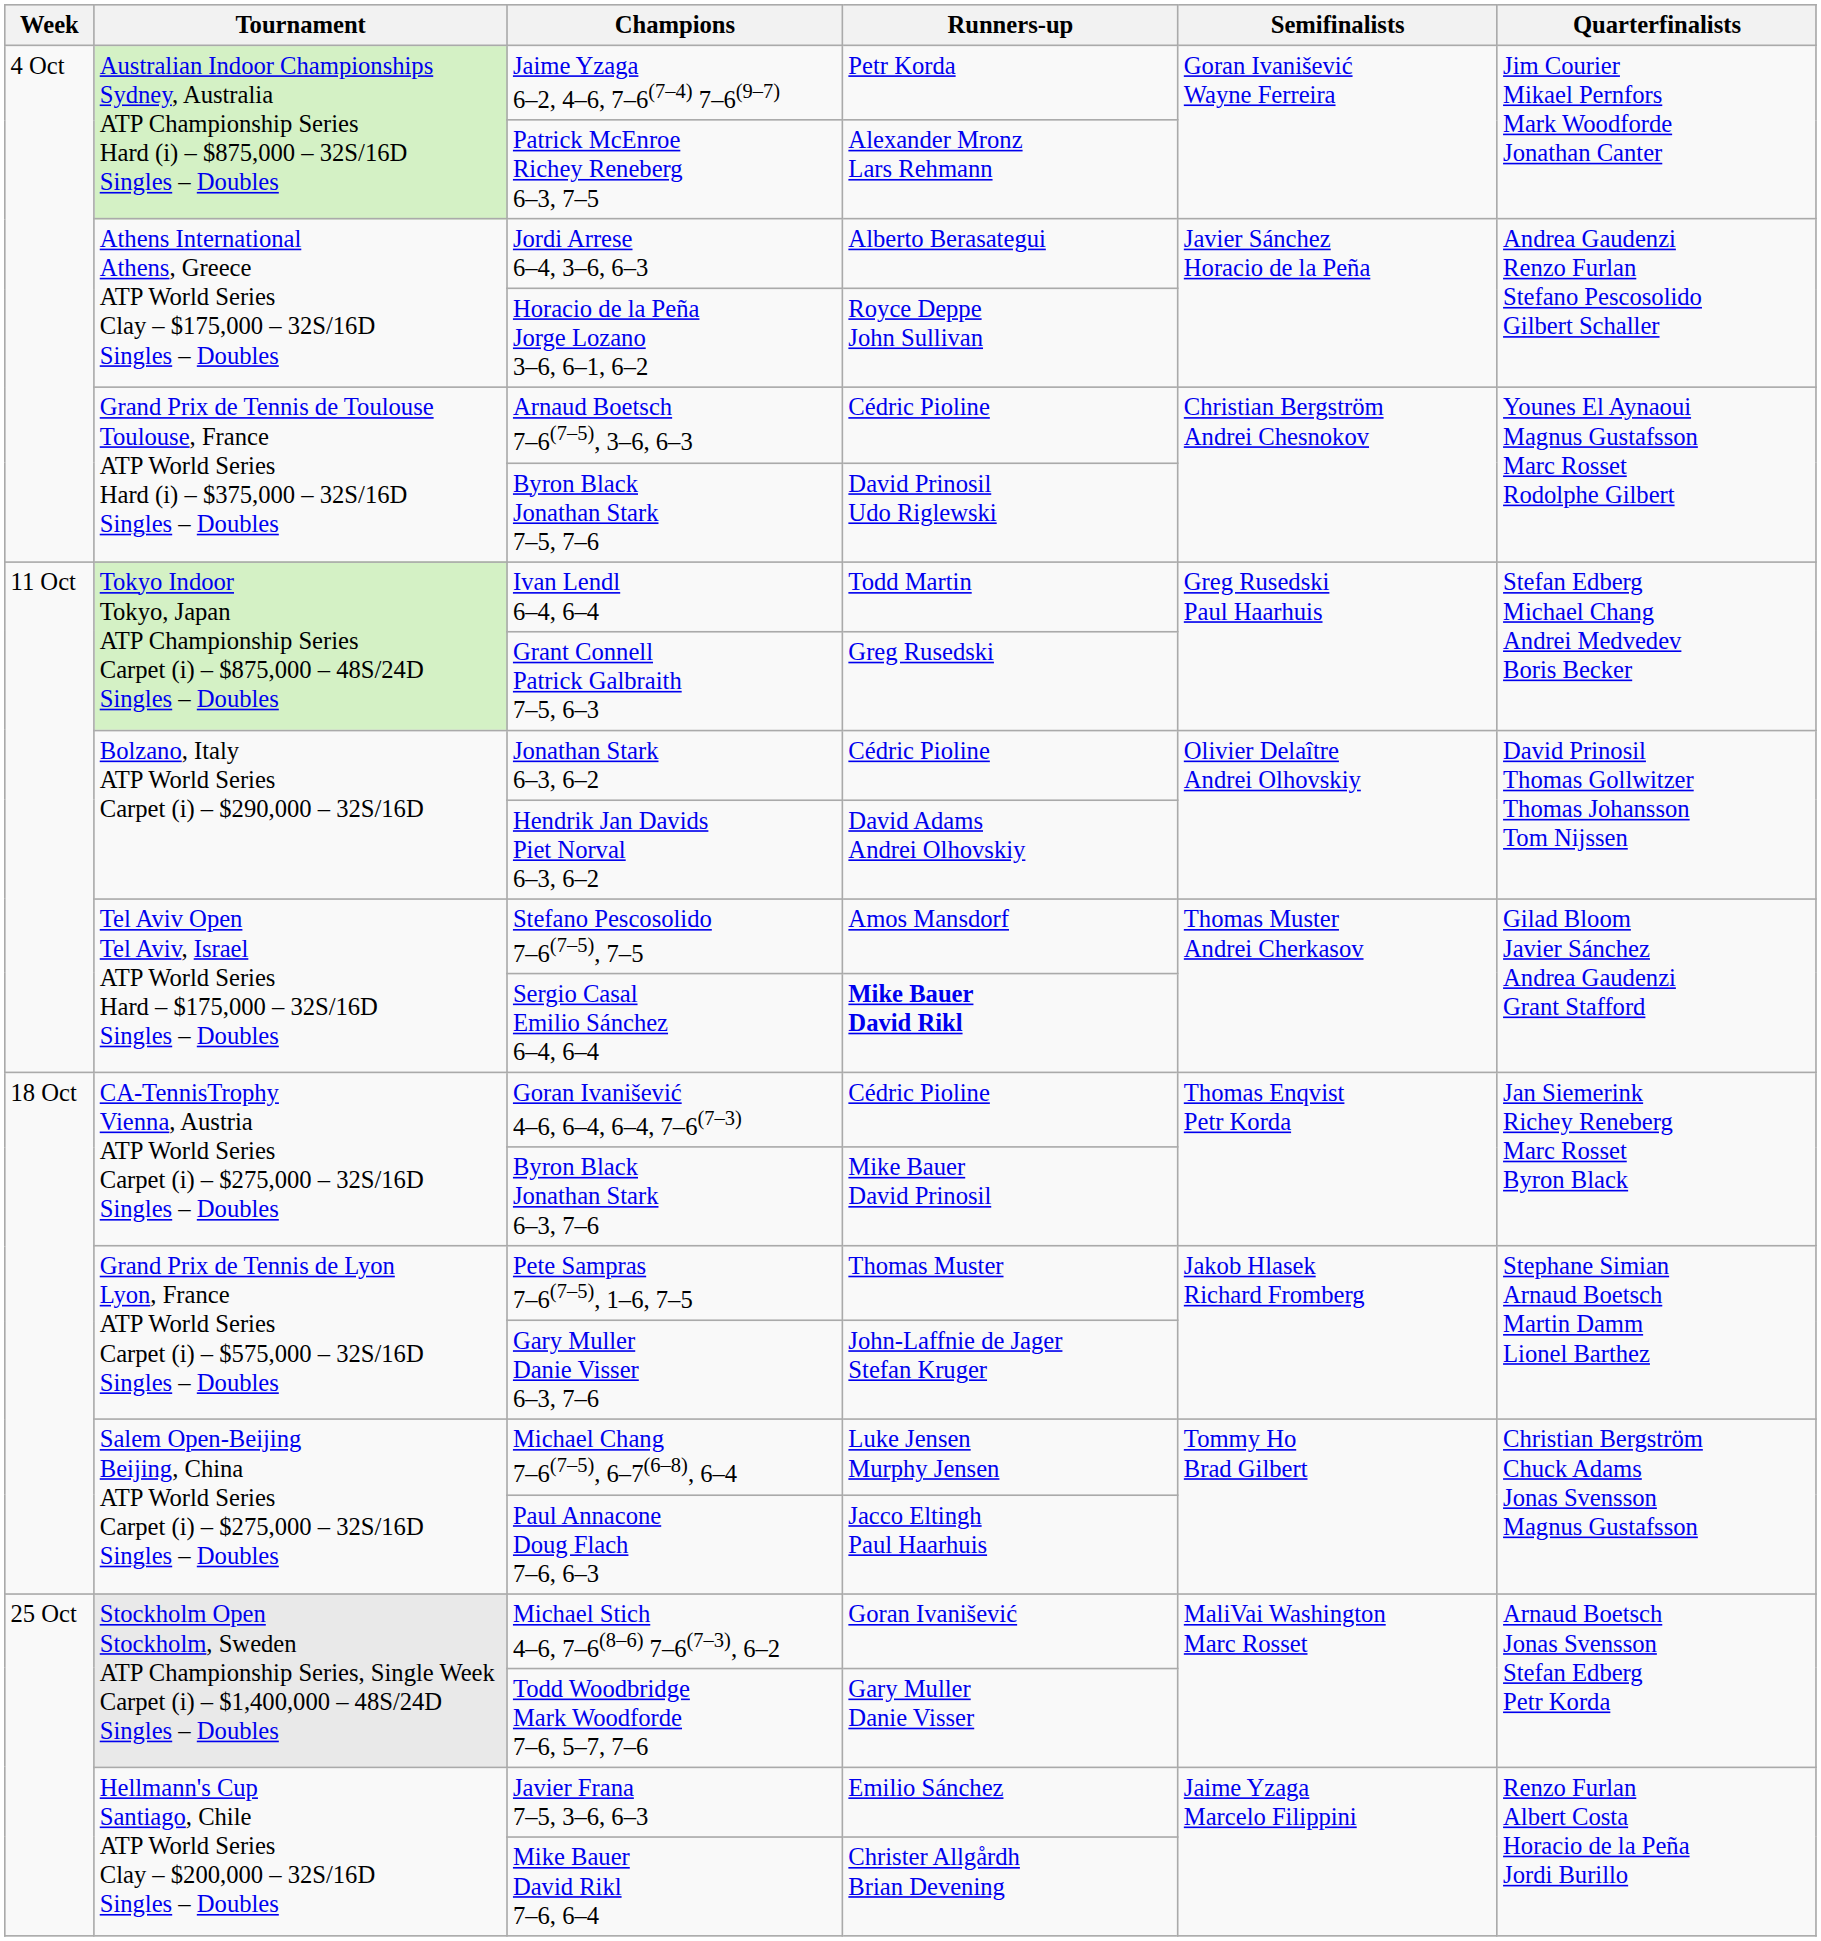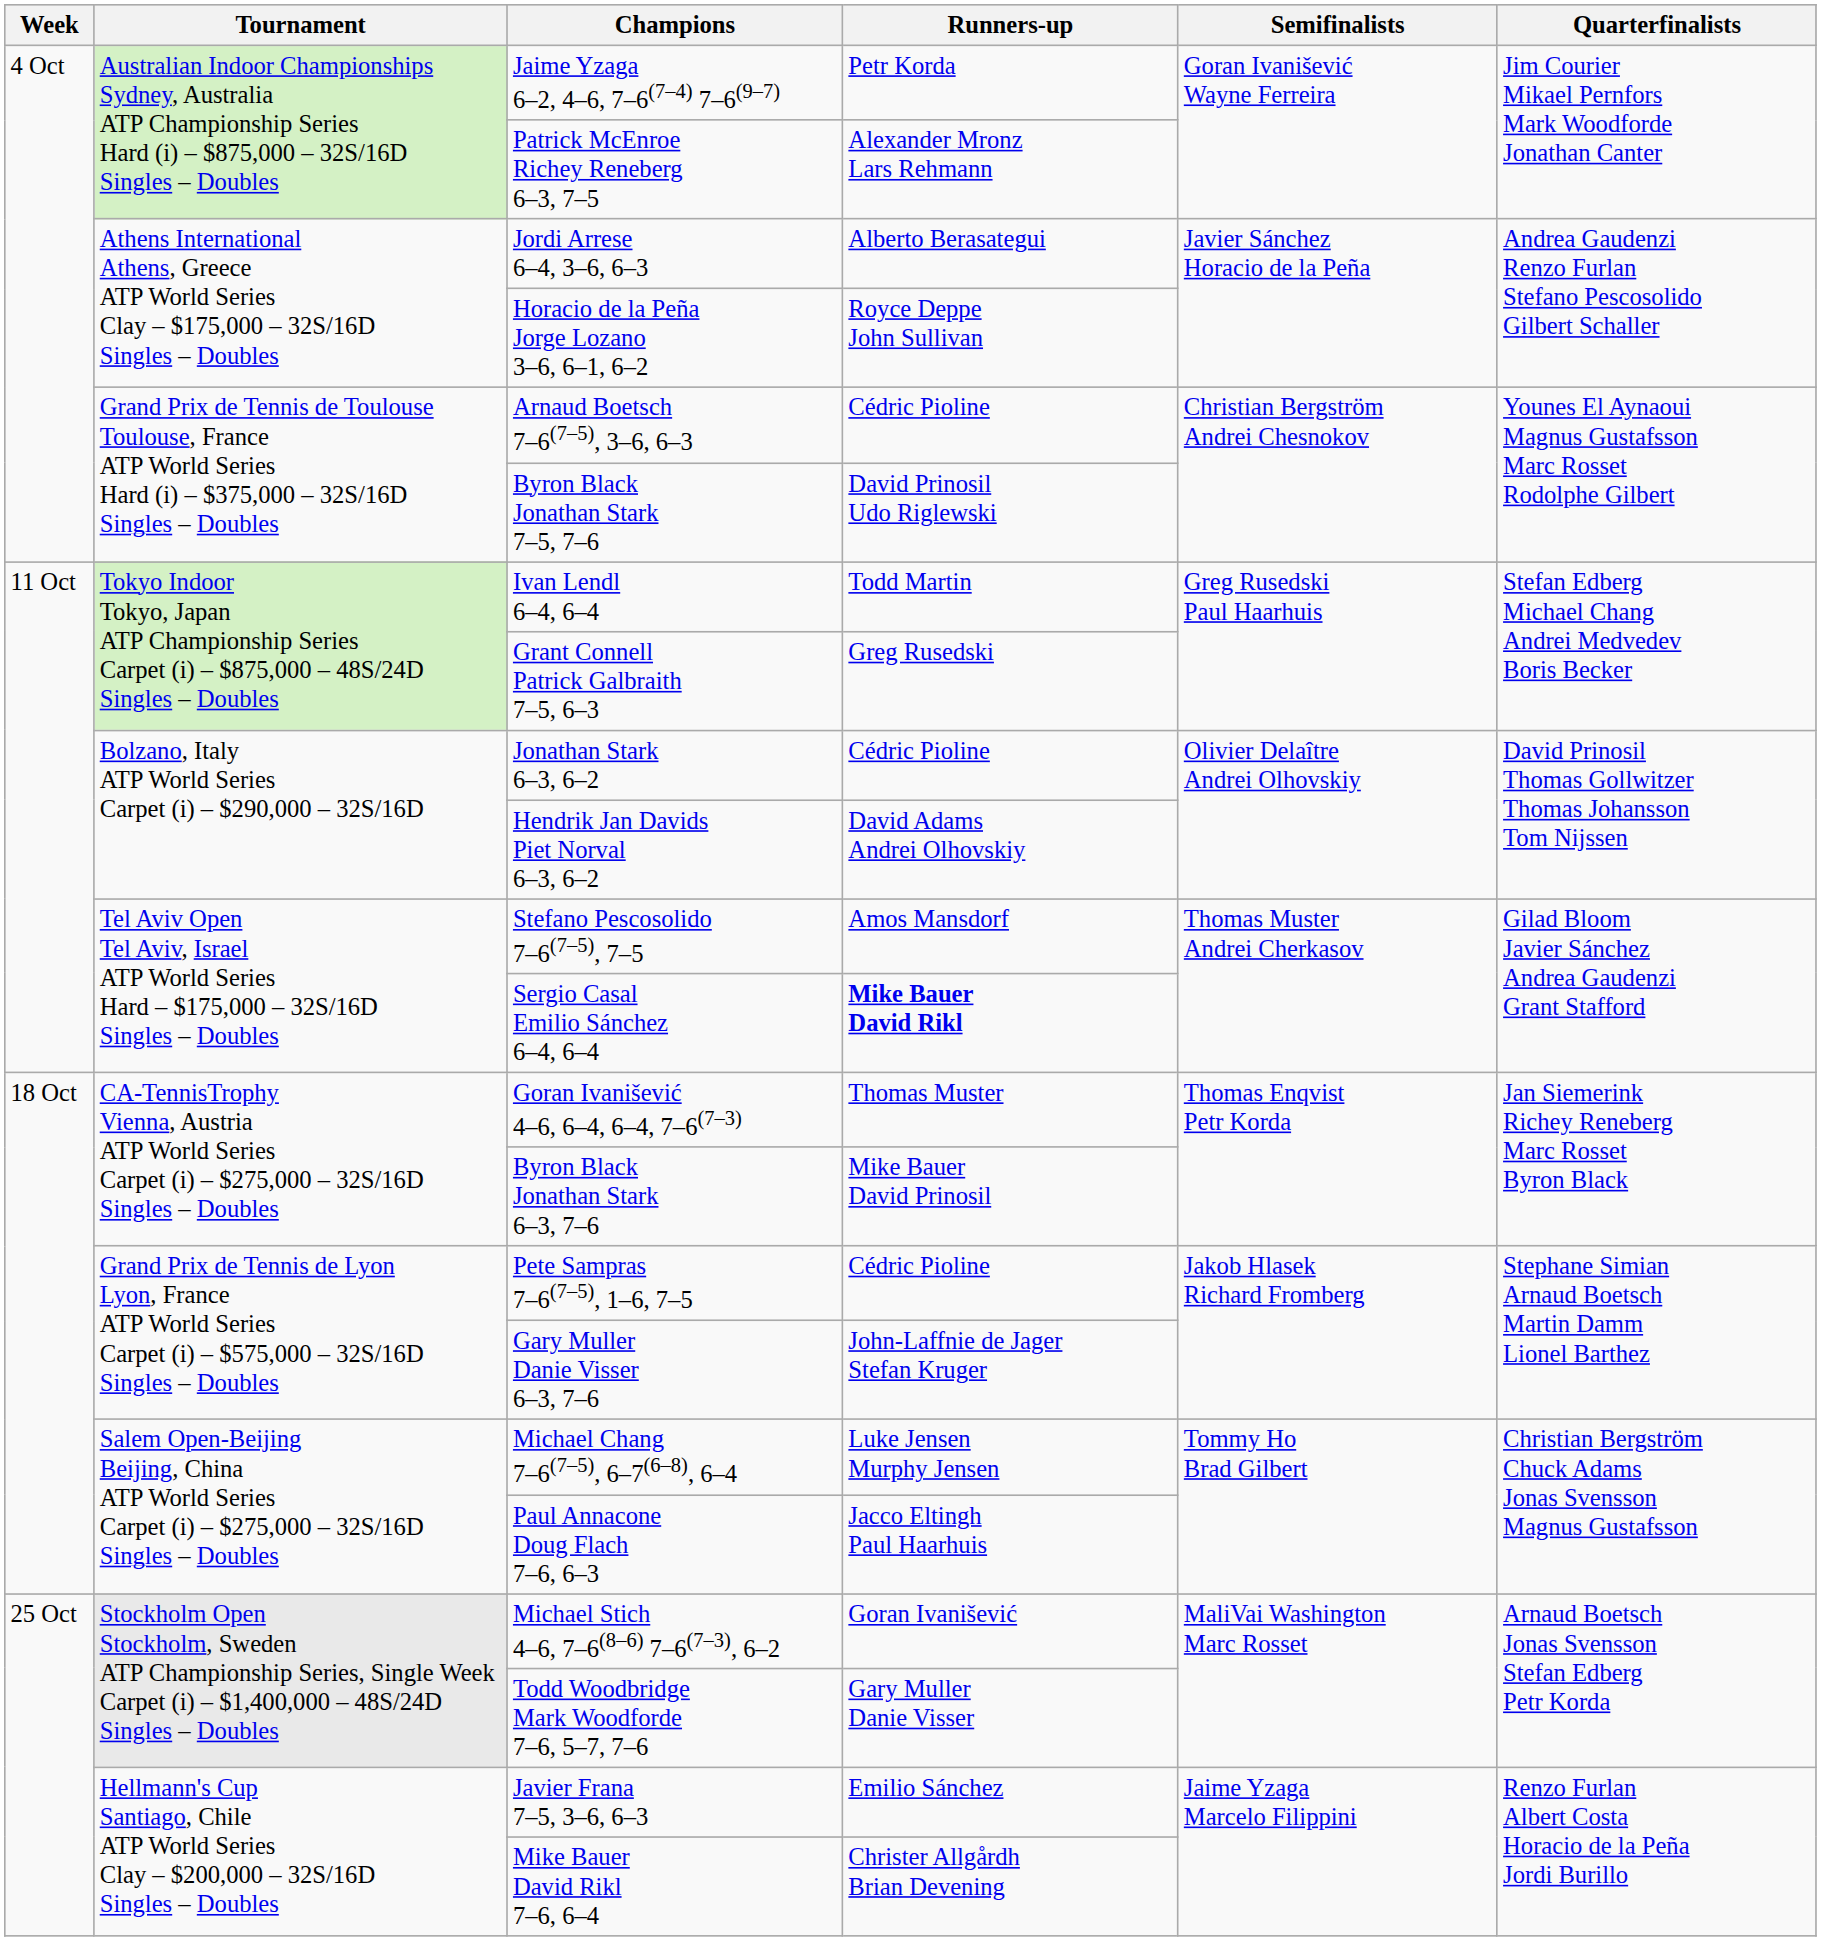(919, 1092) Cédric Pioline -> (926, 1092) Thomas Muster
(926, 1266) Thomas Muster -> (919, 1266) Cédric Pioline
